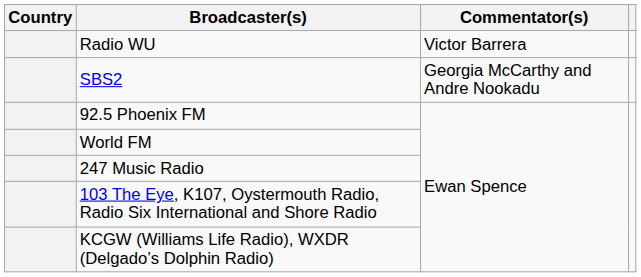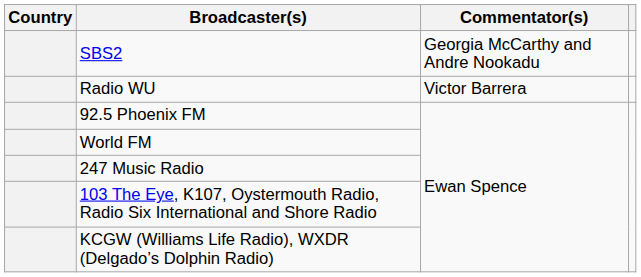rows swapped: (118, 44) <-> (101, 79)
